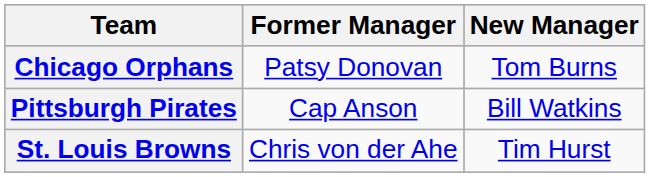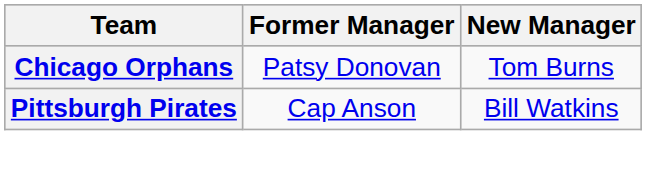- row: (124, 150)
